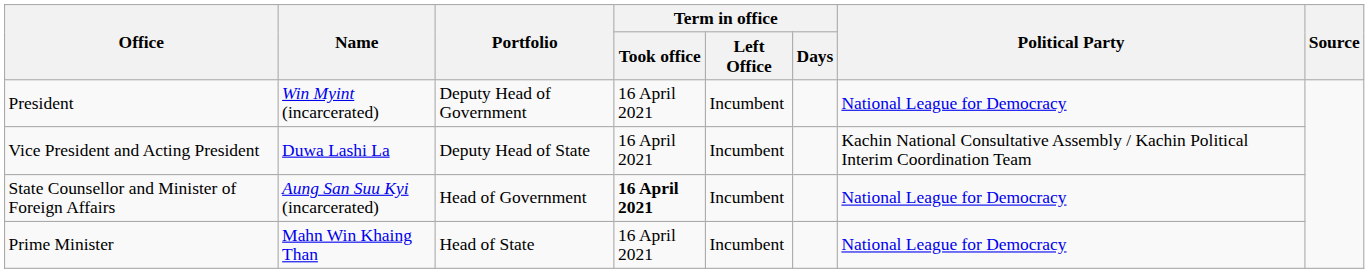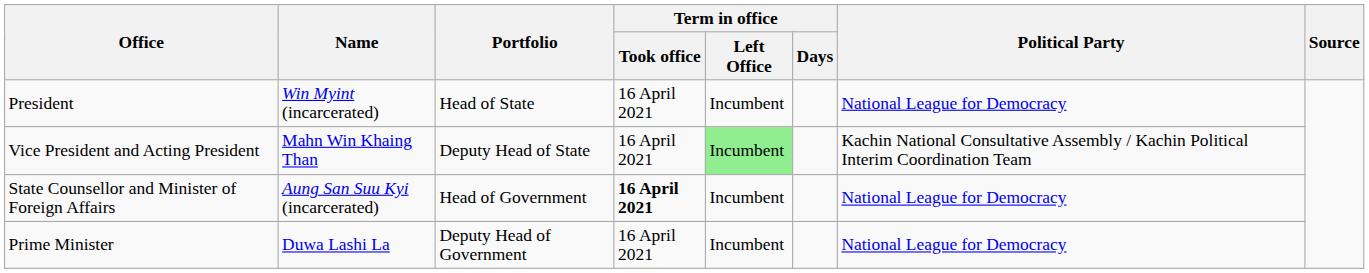(495, 103) Deputy Head of Government -> (487, 103) Head of State
(336, 150) Duwa Lashi La -> (347, 150) Mahn Win Khaing Than
(747, 150) no background -> (747, 150) lightgreen background
(347, 244) Mahn Win Khaing Than -> (336, 244) Duwa Lashi La
(487, 244) Head of State -> (495, 244) Deputy Head of Government
